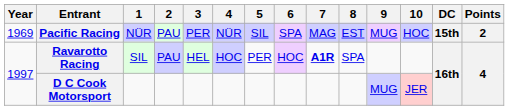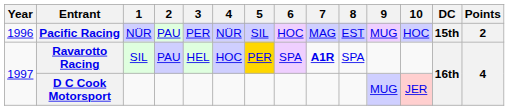(20, 33) 1969 -> (20, 33) 1996
(290, 33) SPA -> (290, 33) HOC
(260, 58) no background -> (260, 58) gold background
(290, 58) HOC -> (290, 58) SPA
